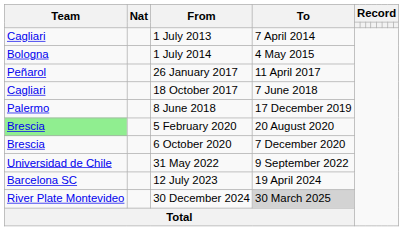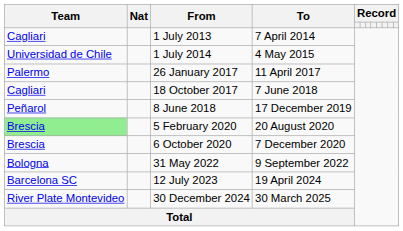(28, 54) Bologna -> (59, 54) Universidad de Chile
(27, 72) Peñarol -> (28, 72) Palermo
(28, 108) Palermo -> (27, 108) Peñarol
(59, 162) Universidad de Chile -> (28, 162) Bologna
(293, 198) lightgrey background -> (293, 198) no background
